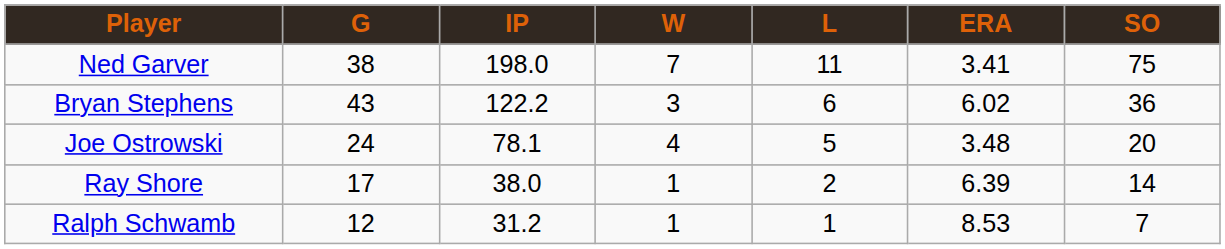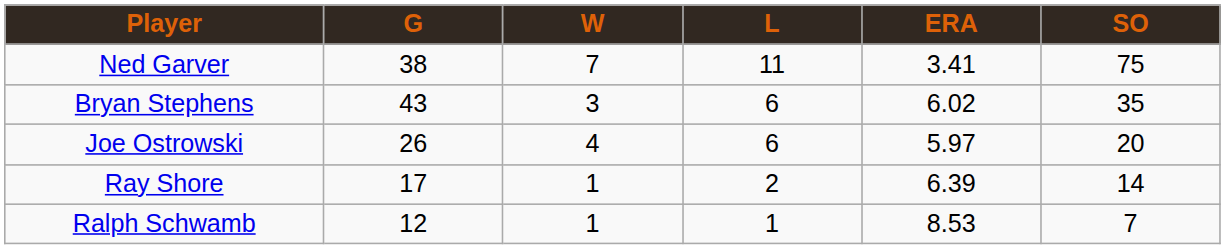- column: (517, 24)
(1142, 104) 36 -> (1131, 104) 35
(361, 143) 24 -> (413, 143) 26
(830, 143) 5 -> (772, 143) 6
(986, 143) 3.48 -> (951, 143) 5.97
